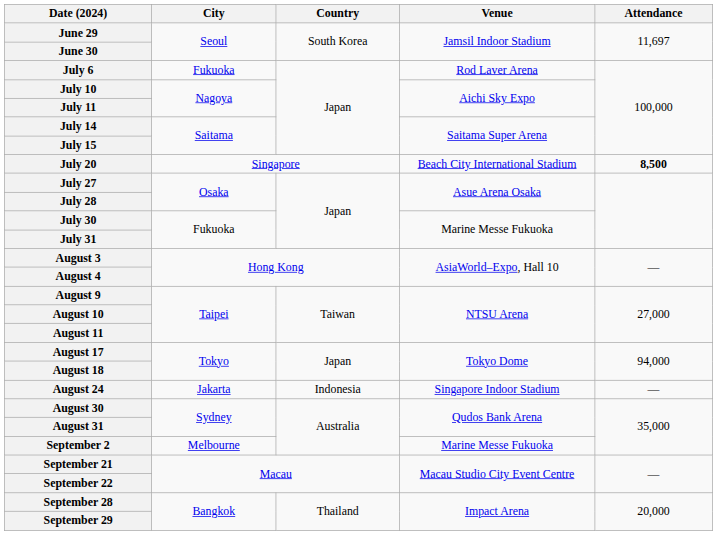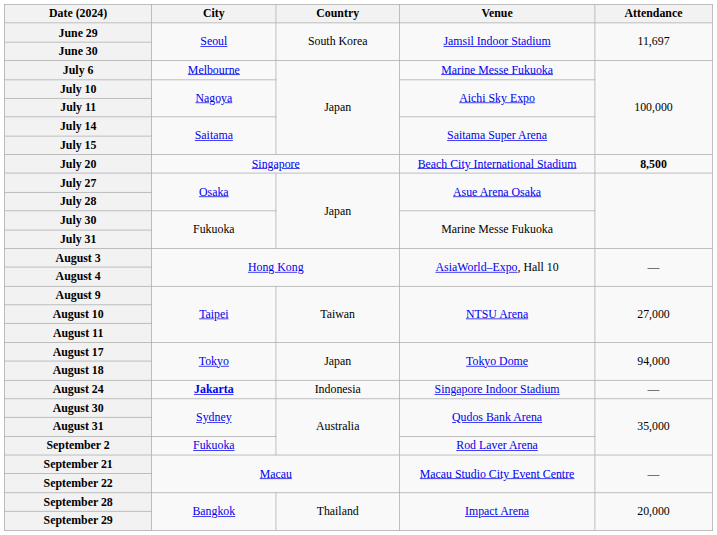(214, 70) Fukuoka -> (214, 70) Melbourne
(497, 70) Rod Laver Arena -> (497, 70) Marine Messe Fukuoka
(214, 389) normal -> (214, 389) bold
(214, 445) Melbourne -> (214, 445) Fukuoka
(497, 445) Marine Messe Fukuoka -> (497, 445) Rod Laver Arena
